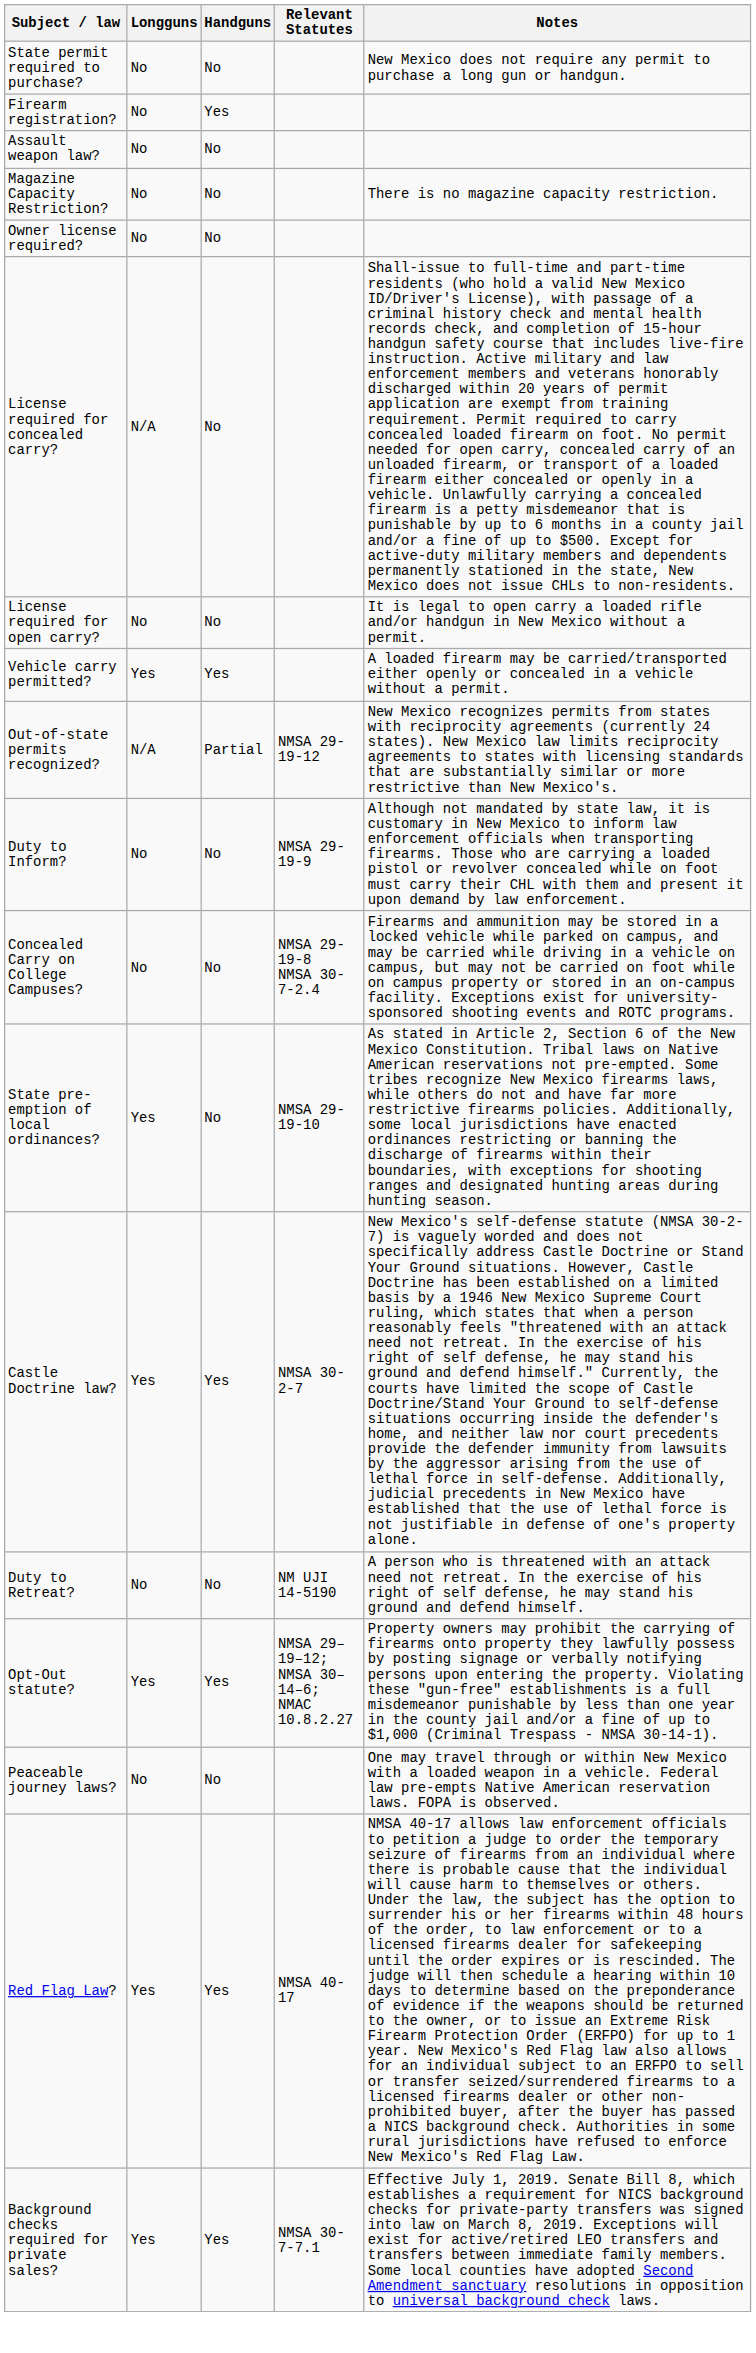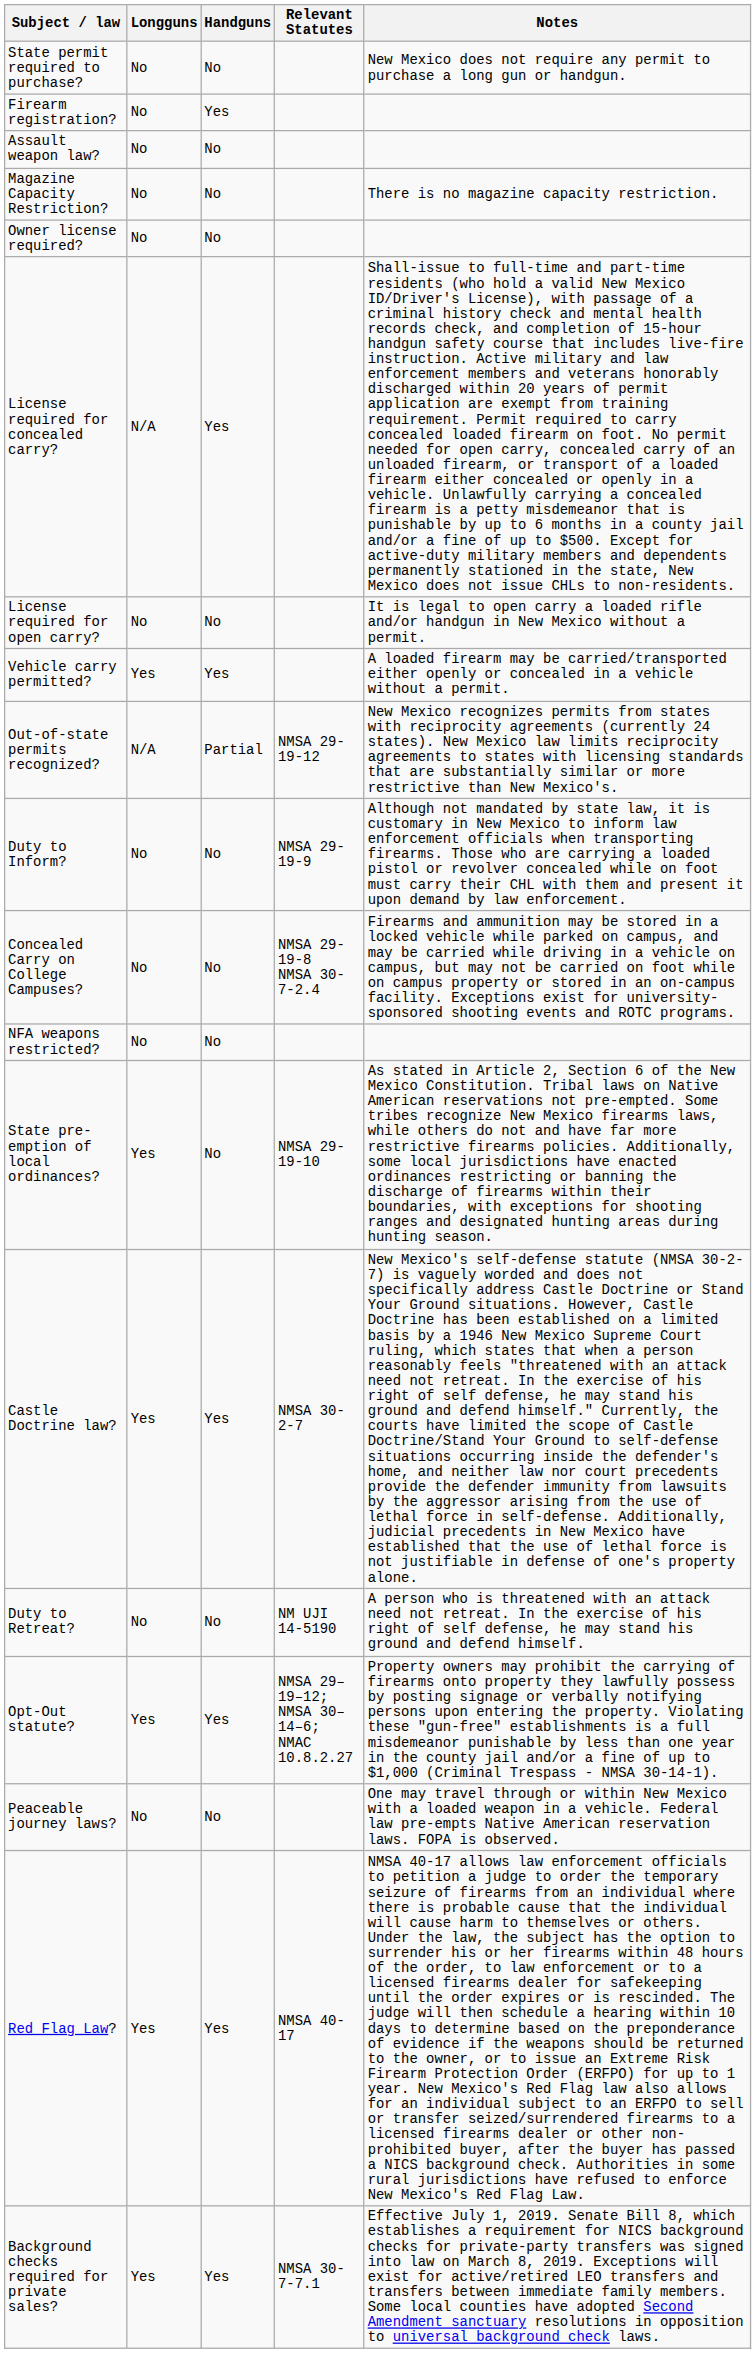(213, 427) No -> (217, 427) Yes
+ row: (54, 1042)
